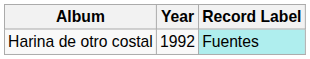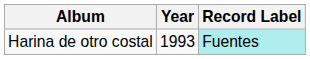(177, 41) 1992 -> (177, 41) 1993
